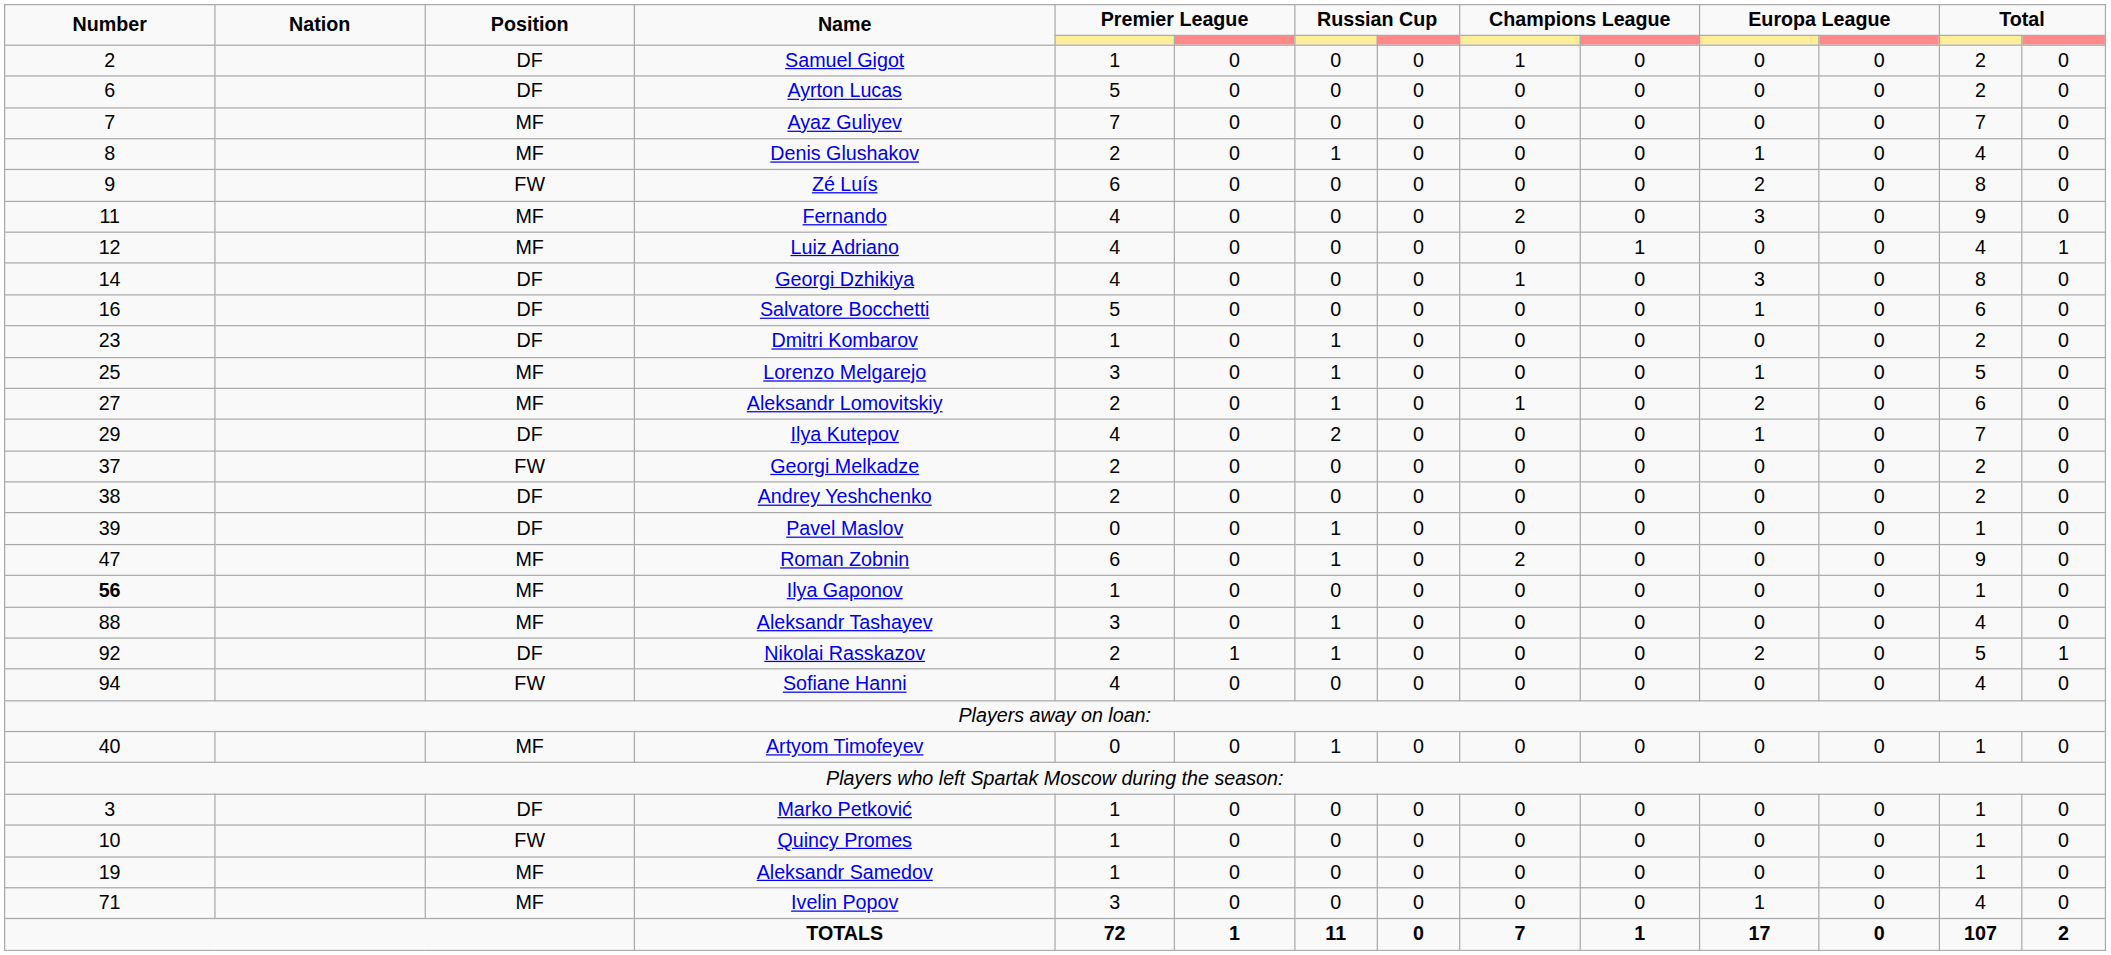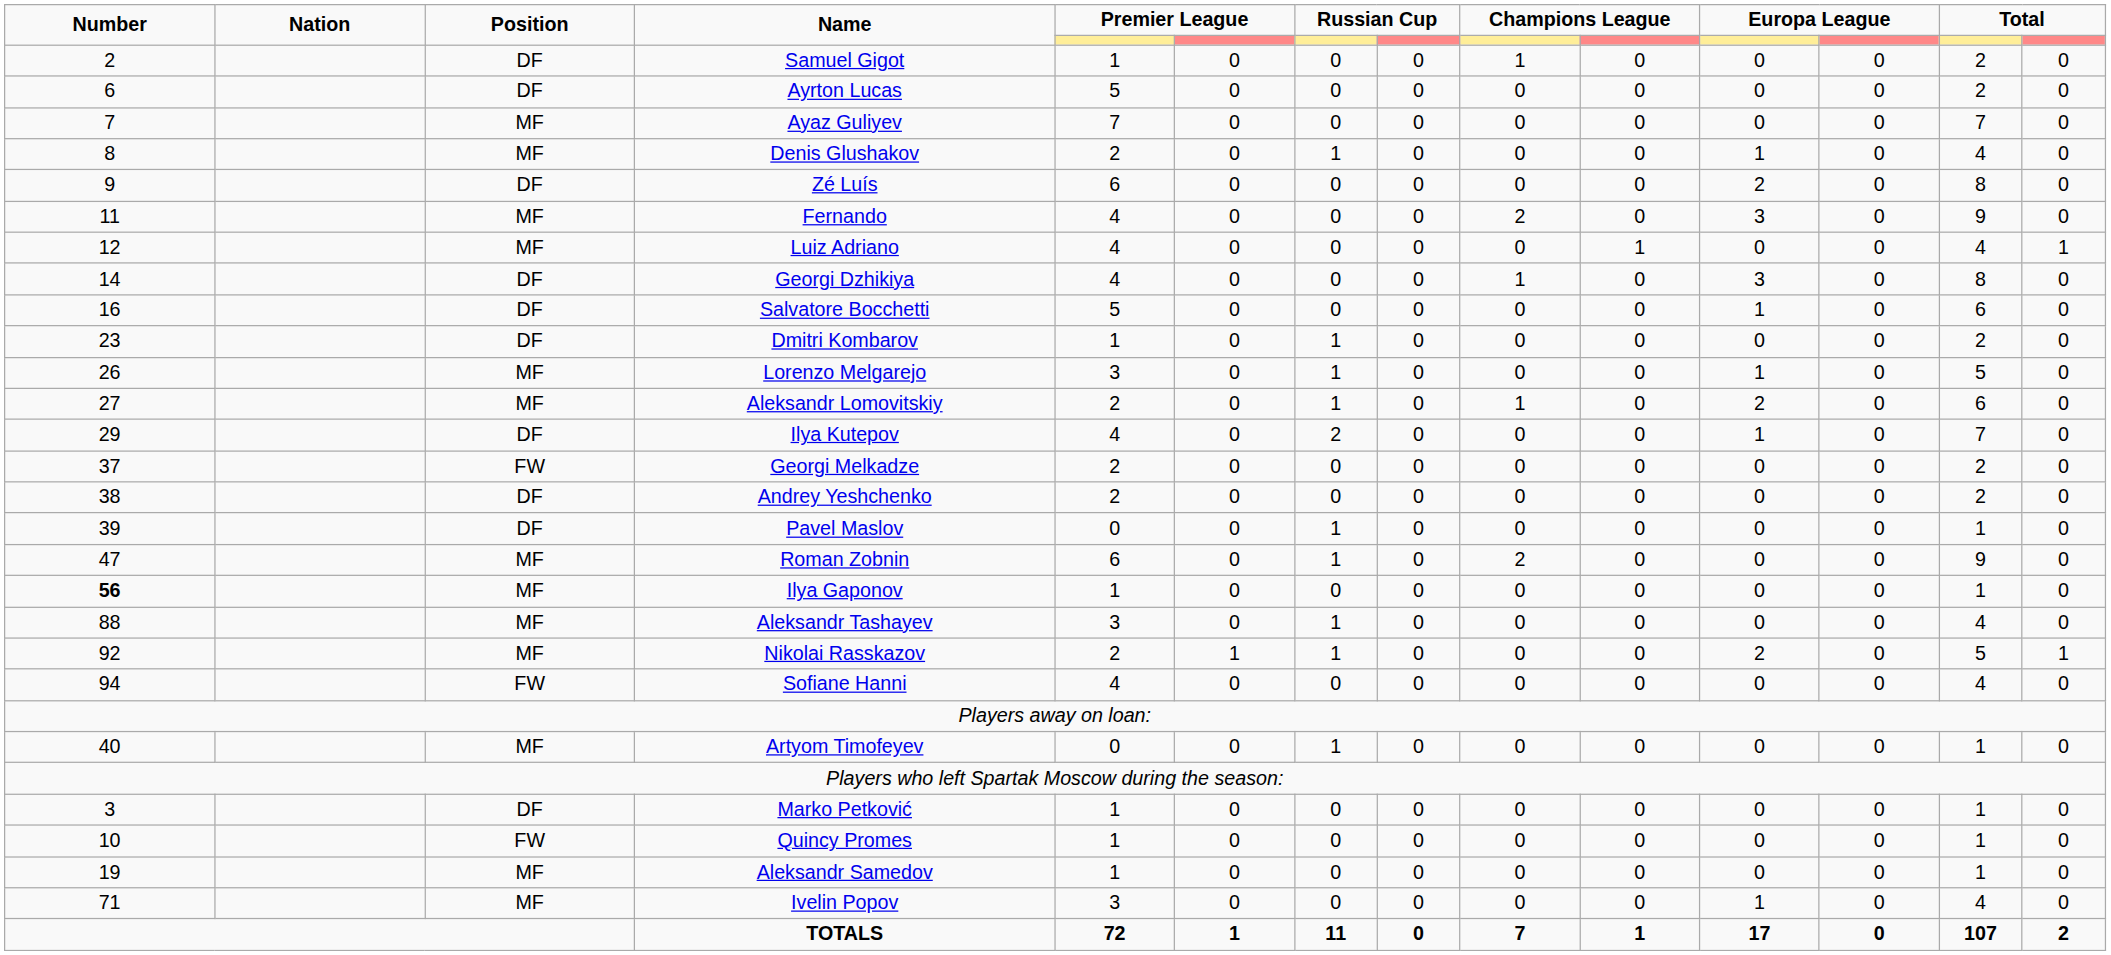(530, 185) FW -> (530, 185) DF
(110, 372) 25 -> (110, 372) 26
(530, 653) DF -> (530, 653) MF
